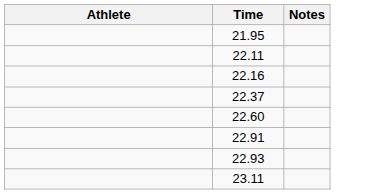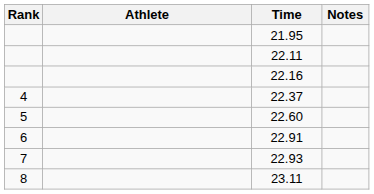+ column: (24, 14)
